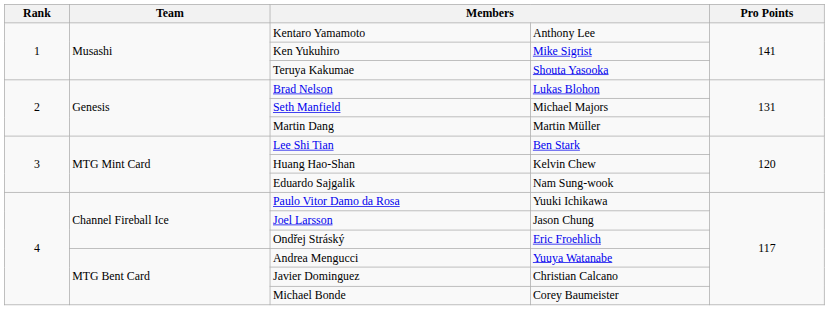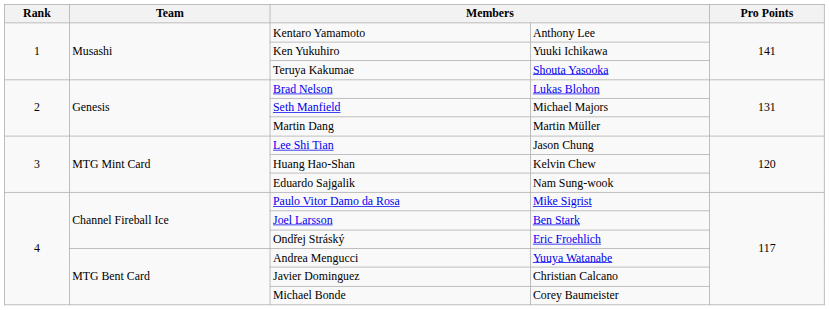(562, 51) Mike Sigrist -> (570, 51) Yuuki Ichikawa
(556, 145) Ben Stark -> (563, 145) Jason Chung
(570, 201) Yuuki Ichikawa -> (562, 201) Mike Sigrist
(563, 220) Jason Chung -> (556, 220) Ben Stark
